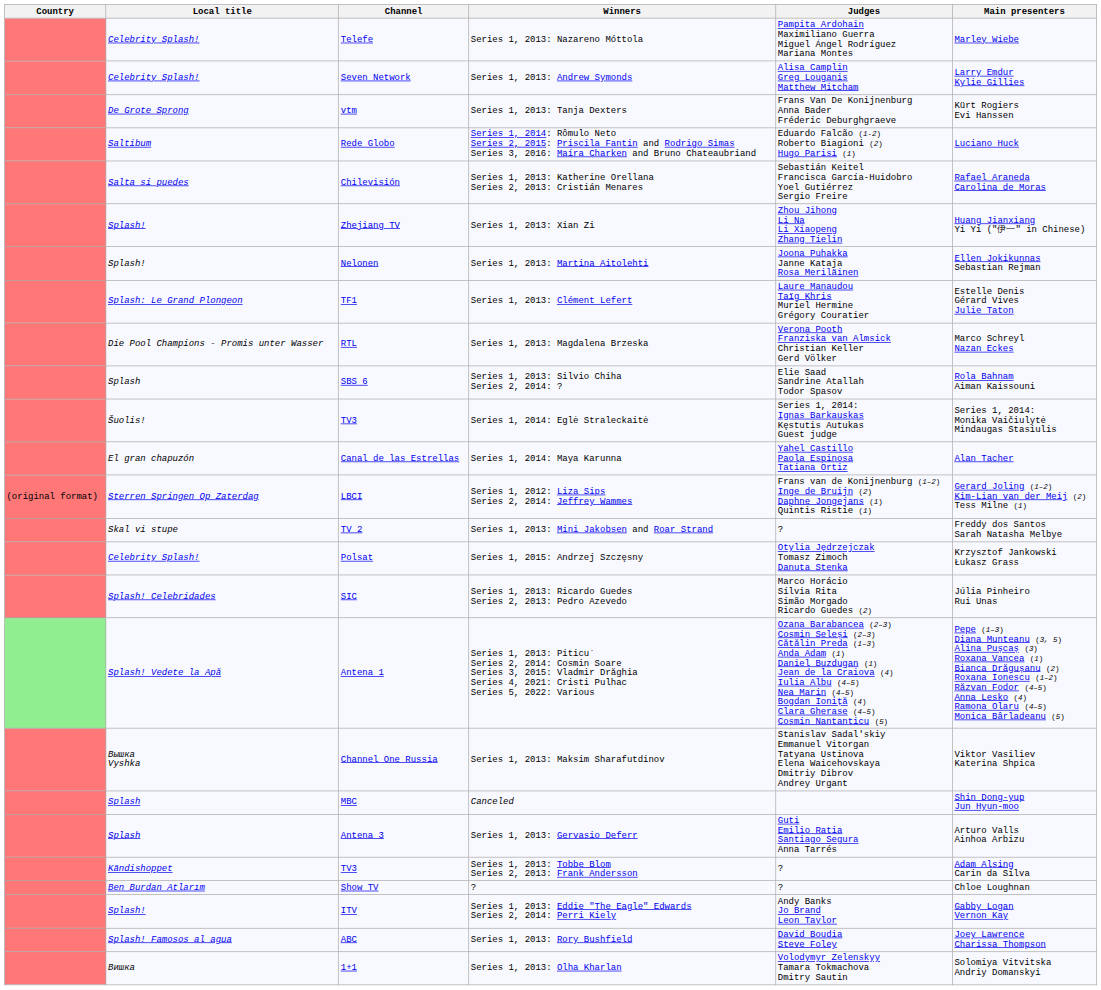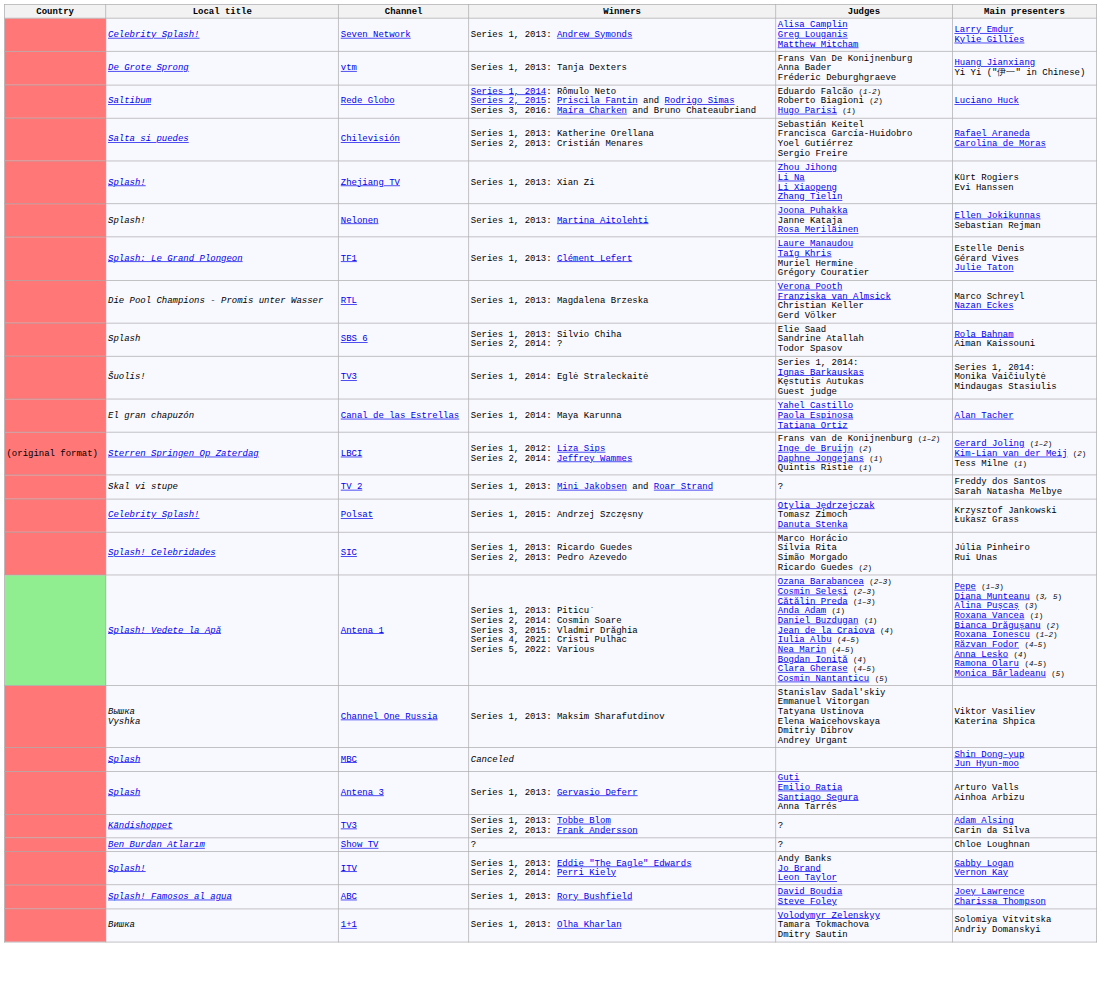- row: (557, 39)
(987, 111) Kürt Rogiers Evi Hanssen -> (1020, 68) Huang Jianxiang Yi Yi ("伊一" in Chinese)
(1020, 225) Huang Jianxiang Yi Yi ("伊一" in Chinese) -> (987, 182) Kürt Rogiers Evi Hanssen
